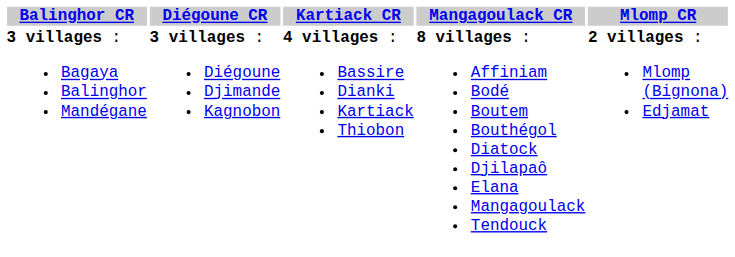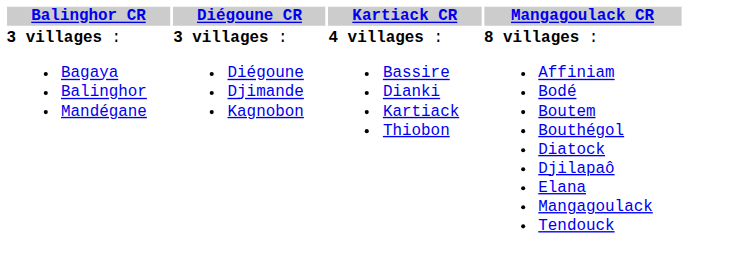- column: (658, 16)
